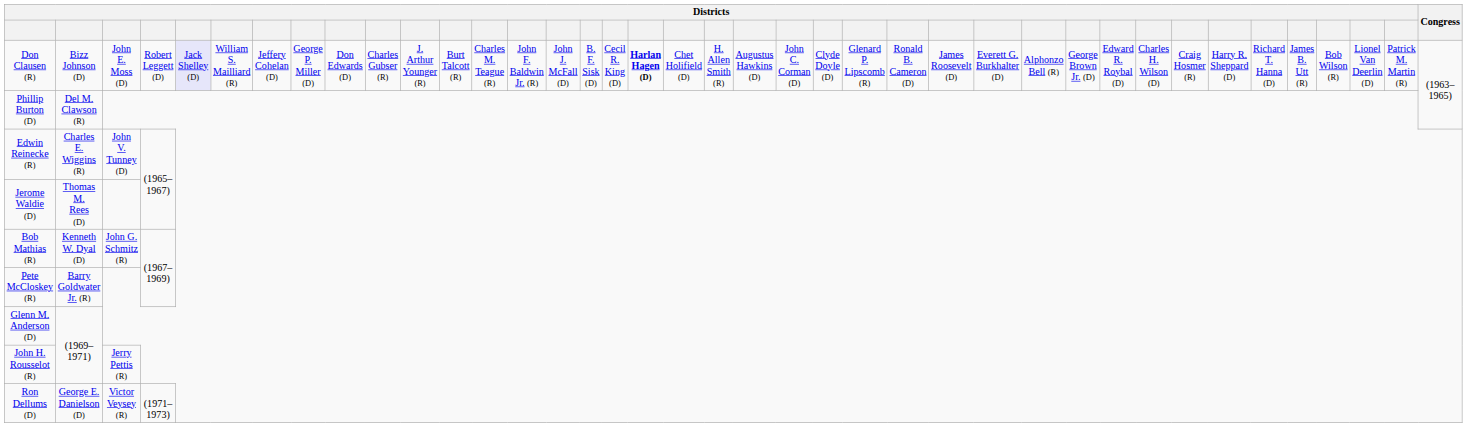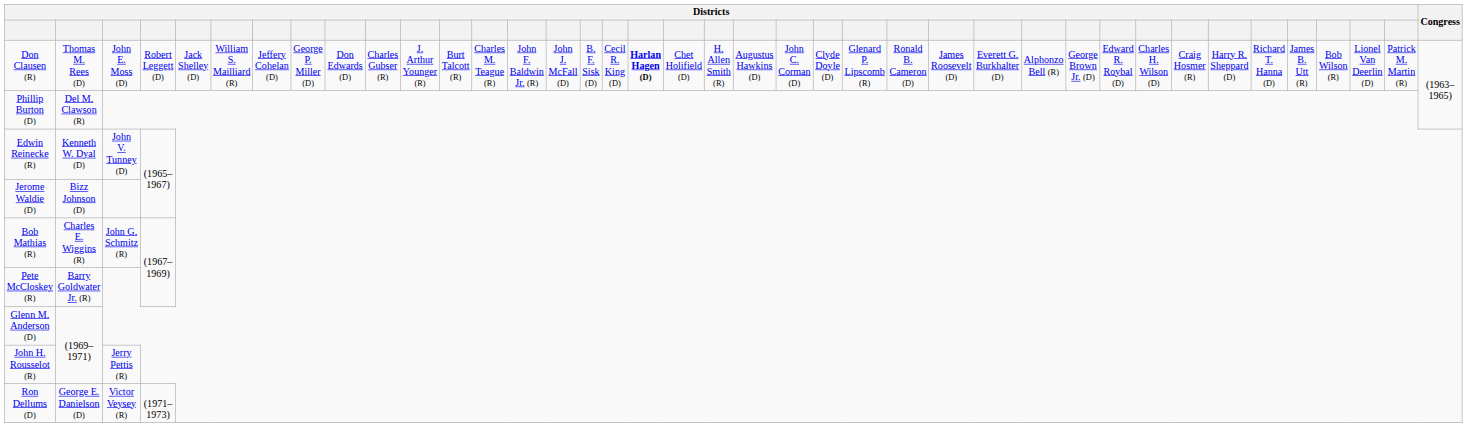(79, 65) Bizz Johnson (D) -> (79, 65) Thomas M. Rees (D)
(193, 65) lavender background -> (193, 65) no background
(79, 154) Charles E. Wiggins (R) -> (79, 154) Kenneth W. Dyal (D)
(79, 204) Thomas M. Rees (D) -> (79, 198) Bizz Johnson (D)
(79, 248) Kenneth W. Dyal (D) -> (79, 242) Charles E. Wiggins (R)
